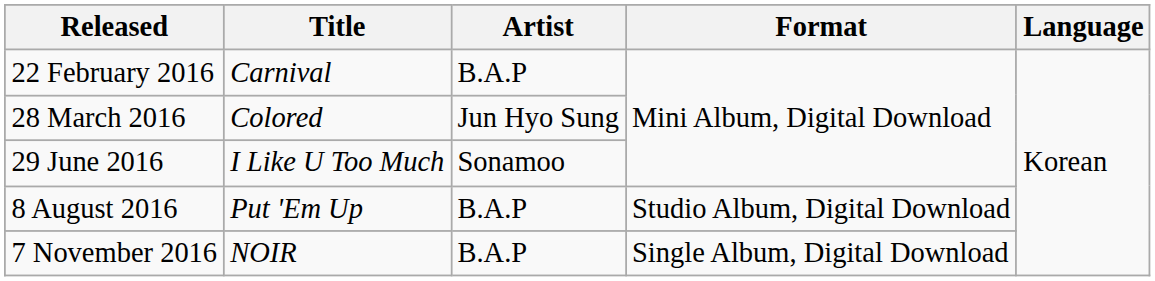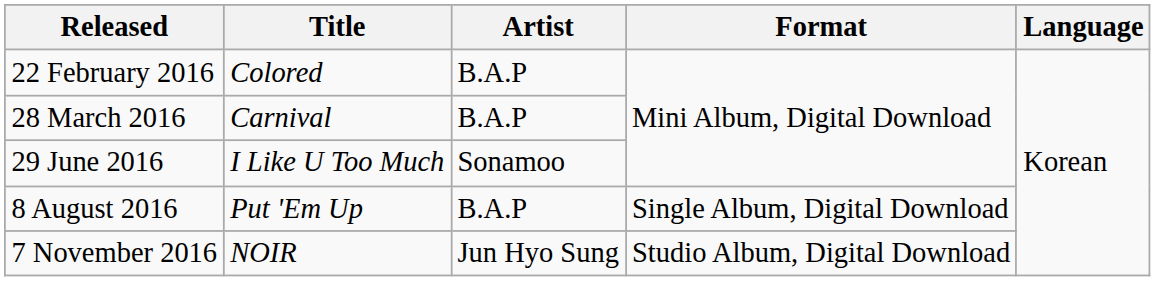(281, 72) Carnival -> (276, 72) Colored
(276, 117) Colored -> (281, 117) Carnival
(538, 117) Jun Hyo Sung -> (492, 117) B.A.P
(821, 207) Studio Album, Digital Download -> (820, 207) Single Album, Digital Download
(492, 252) B.A.P -> (538, 252) Jun Hyo Sung
(820, 252) Single Album, Digital Download -> (821, 252) Studio Album, Digital Download
